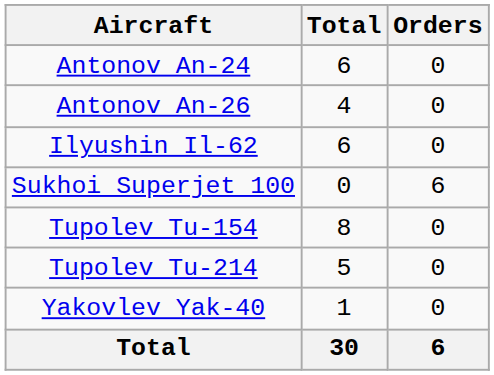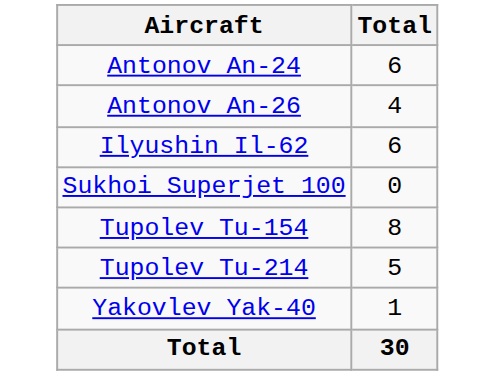- column: (438, 25)
